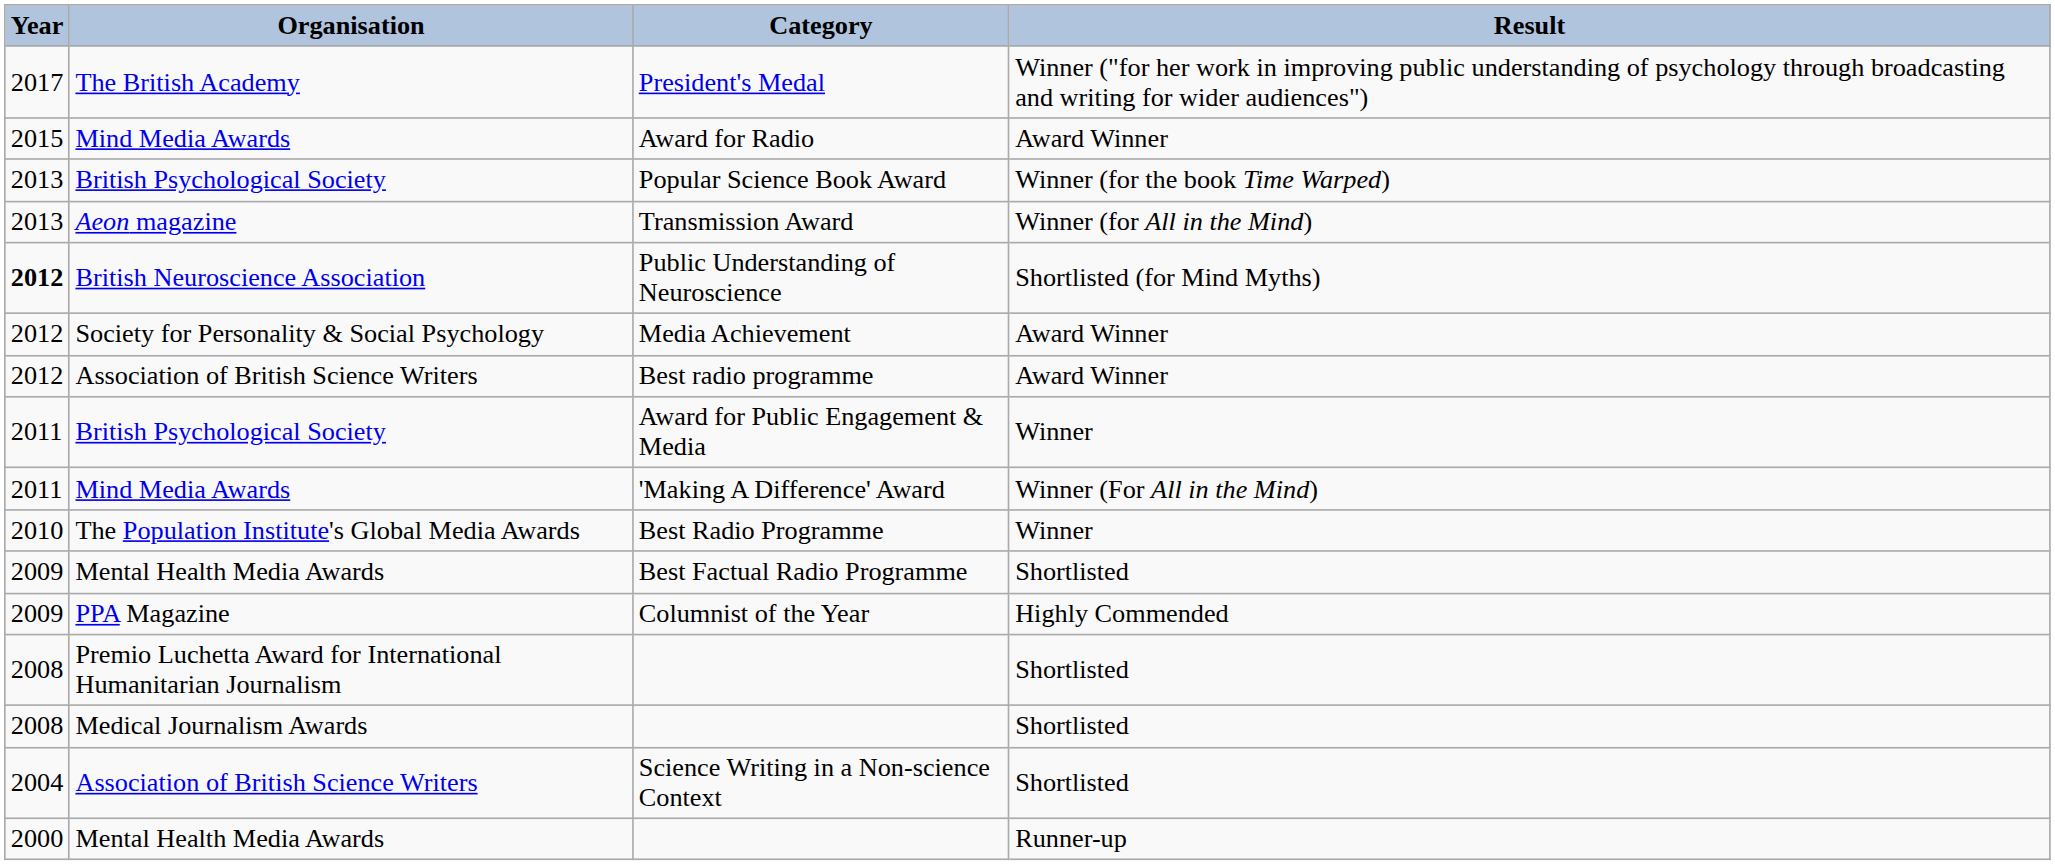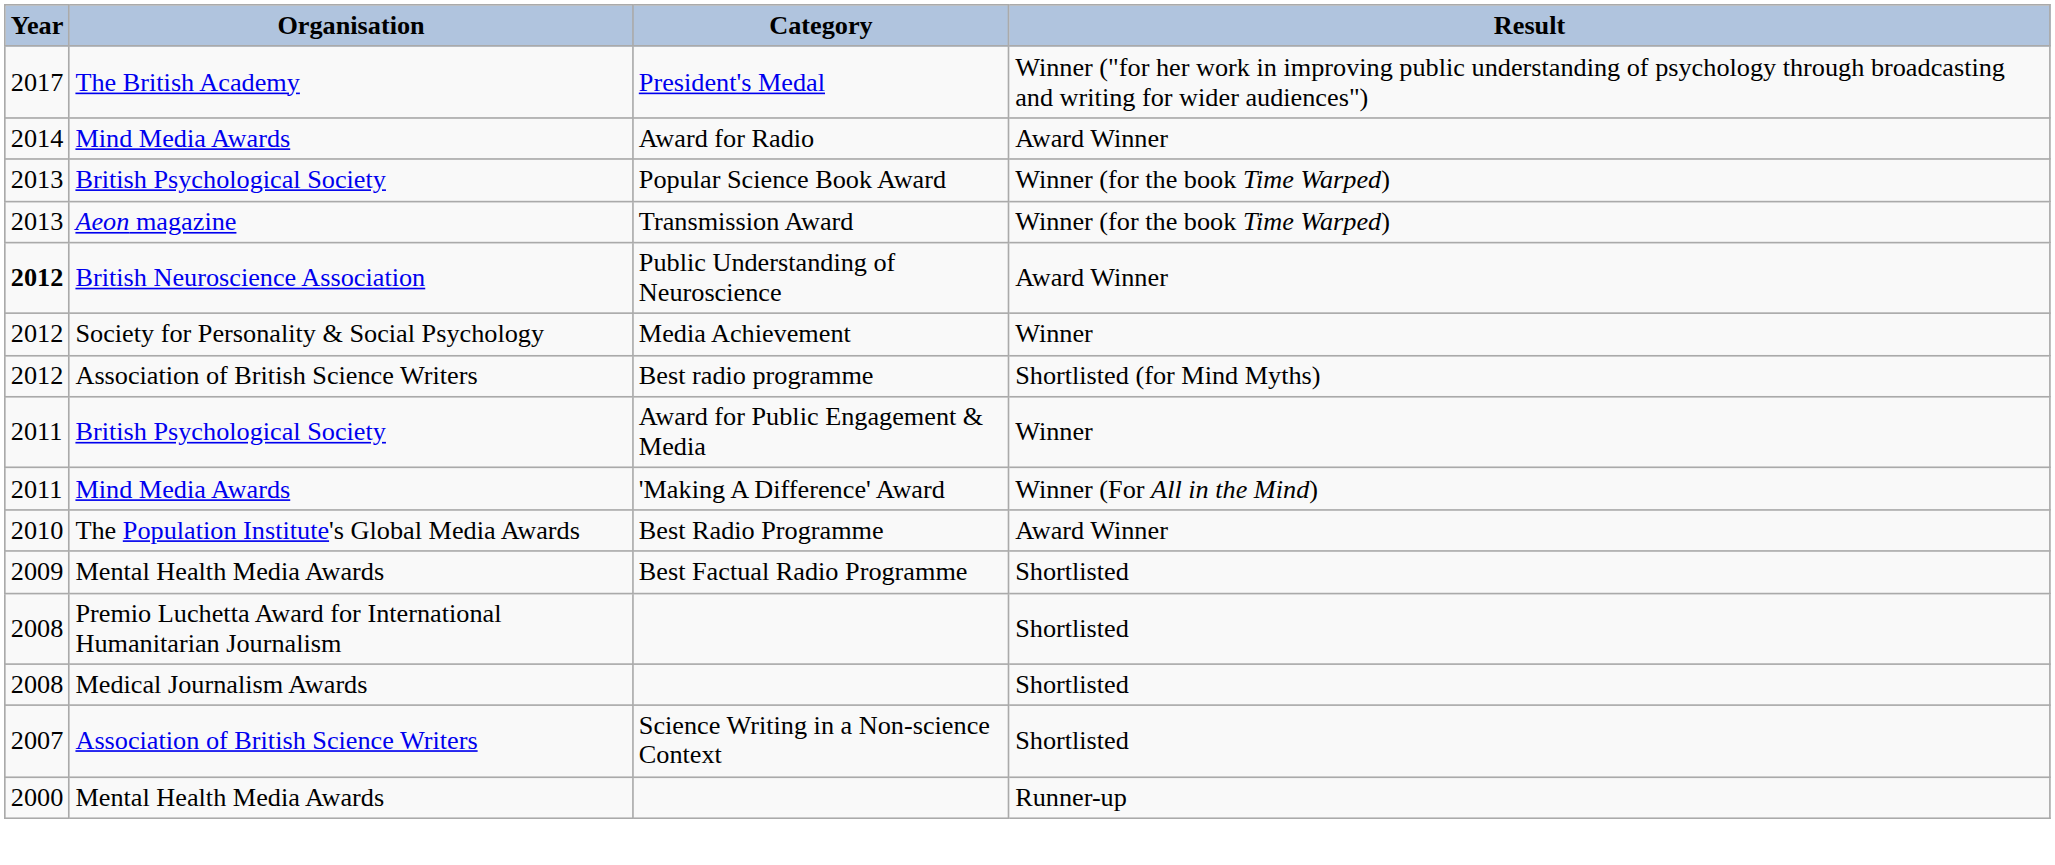(37, 138) 2015 -> (37, 138) 2014
(1164, 221) Winner (for All in the Mind) -> (1203, 221) Winner (for the book Time Warped)
(1168, 277) Shortlisted (for Mind Myths) -> (1092, 277) Award Winner
(1092, 334) Award Winner -> (1054, 334) Winner
(1092, 375) Award Winner -> (1168, 375) Shortlisted (for Mind Myths)
(1054, 530) Winner -> (1092, 530) Award Winner
- row: (153, 613)
(37, 782) 2004 -> (37, 740) 2007
